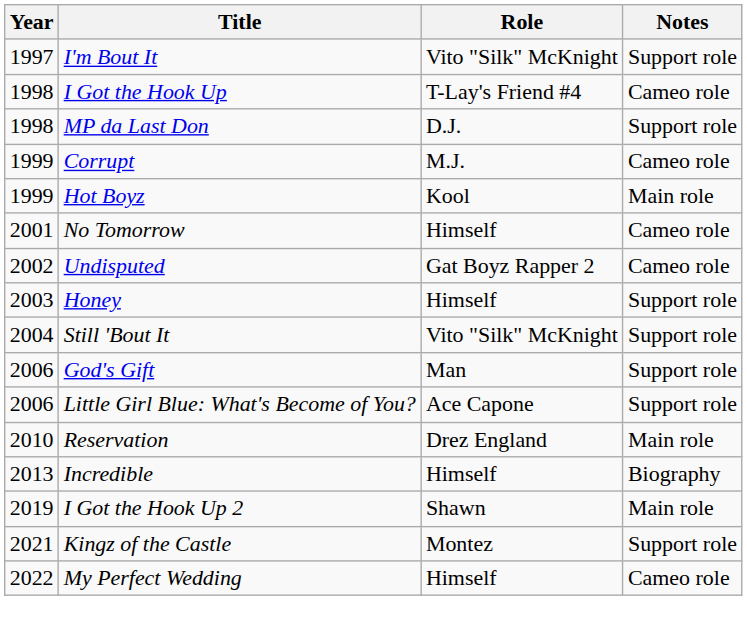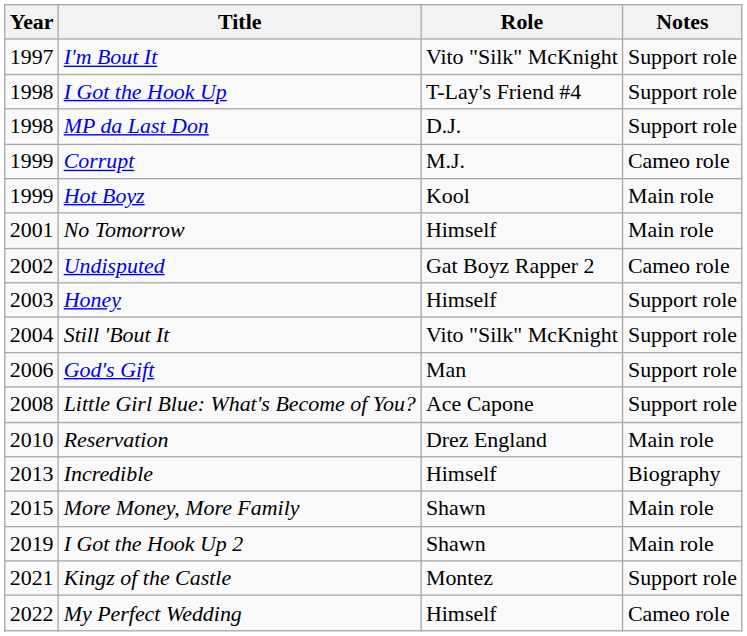(679, 91) Cameo role -> (682, 91) Support role
(679, 230) Cameo role -> (671, 230) Main role
(32, 404) 2006 -> (32, 404) 2008
+ row: (182, 508)
